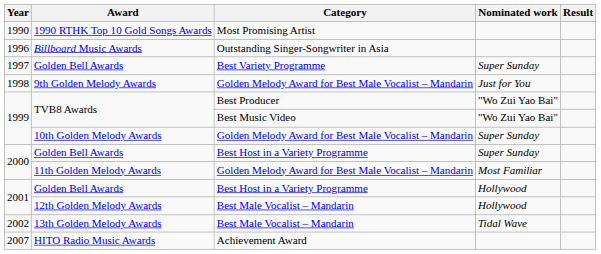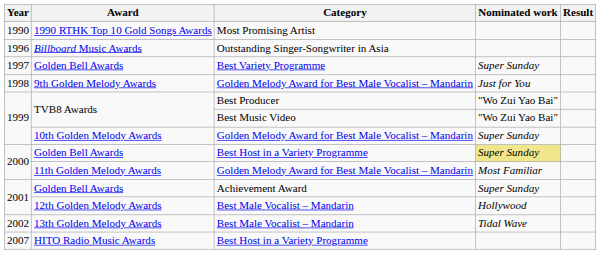(509, 153) no background -> (509, 153) khaki background
(292, 188) Best Host in a Variety Programme -> (262, 188) Achievement Award
(502, 188) Hollywood -> (509, 188) Super Sunday
(262, 240) Achievement Award -> (292, 240) Best Host in a Variety Programme
